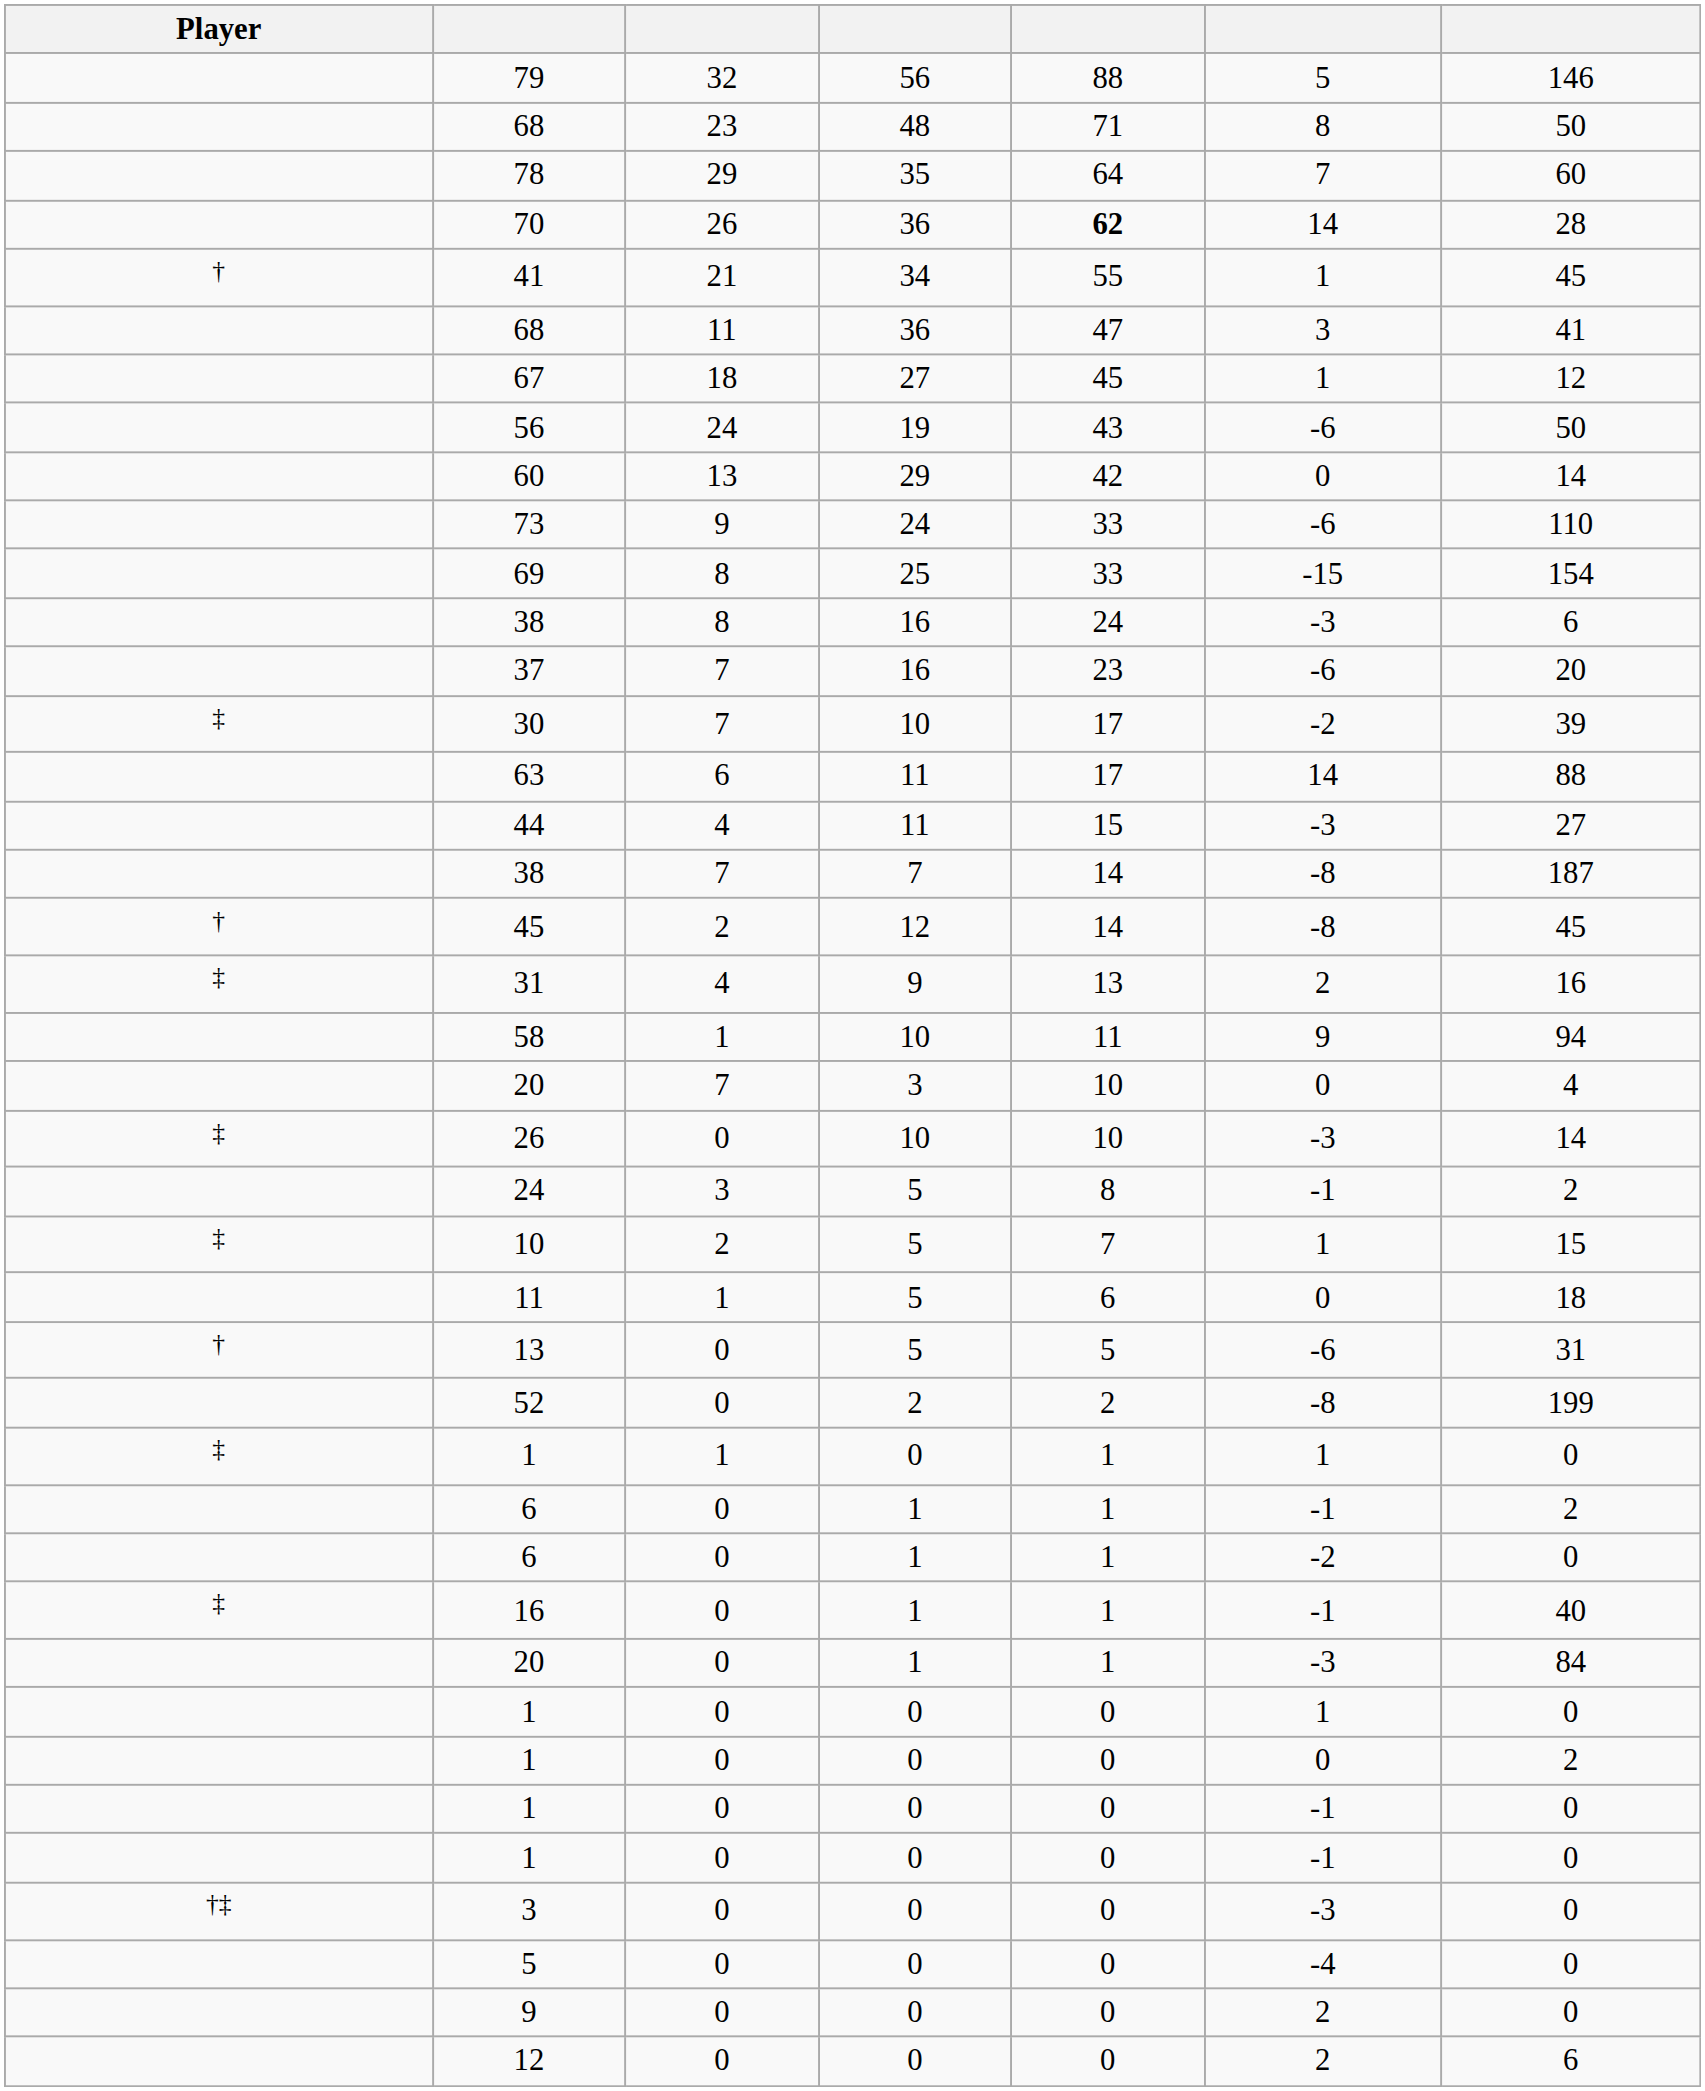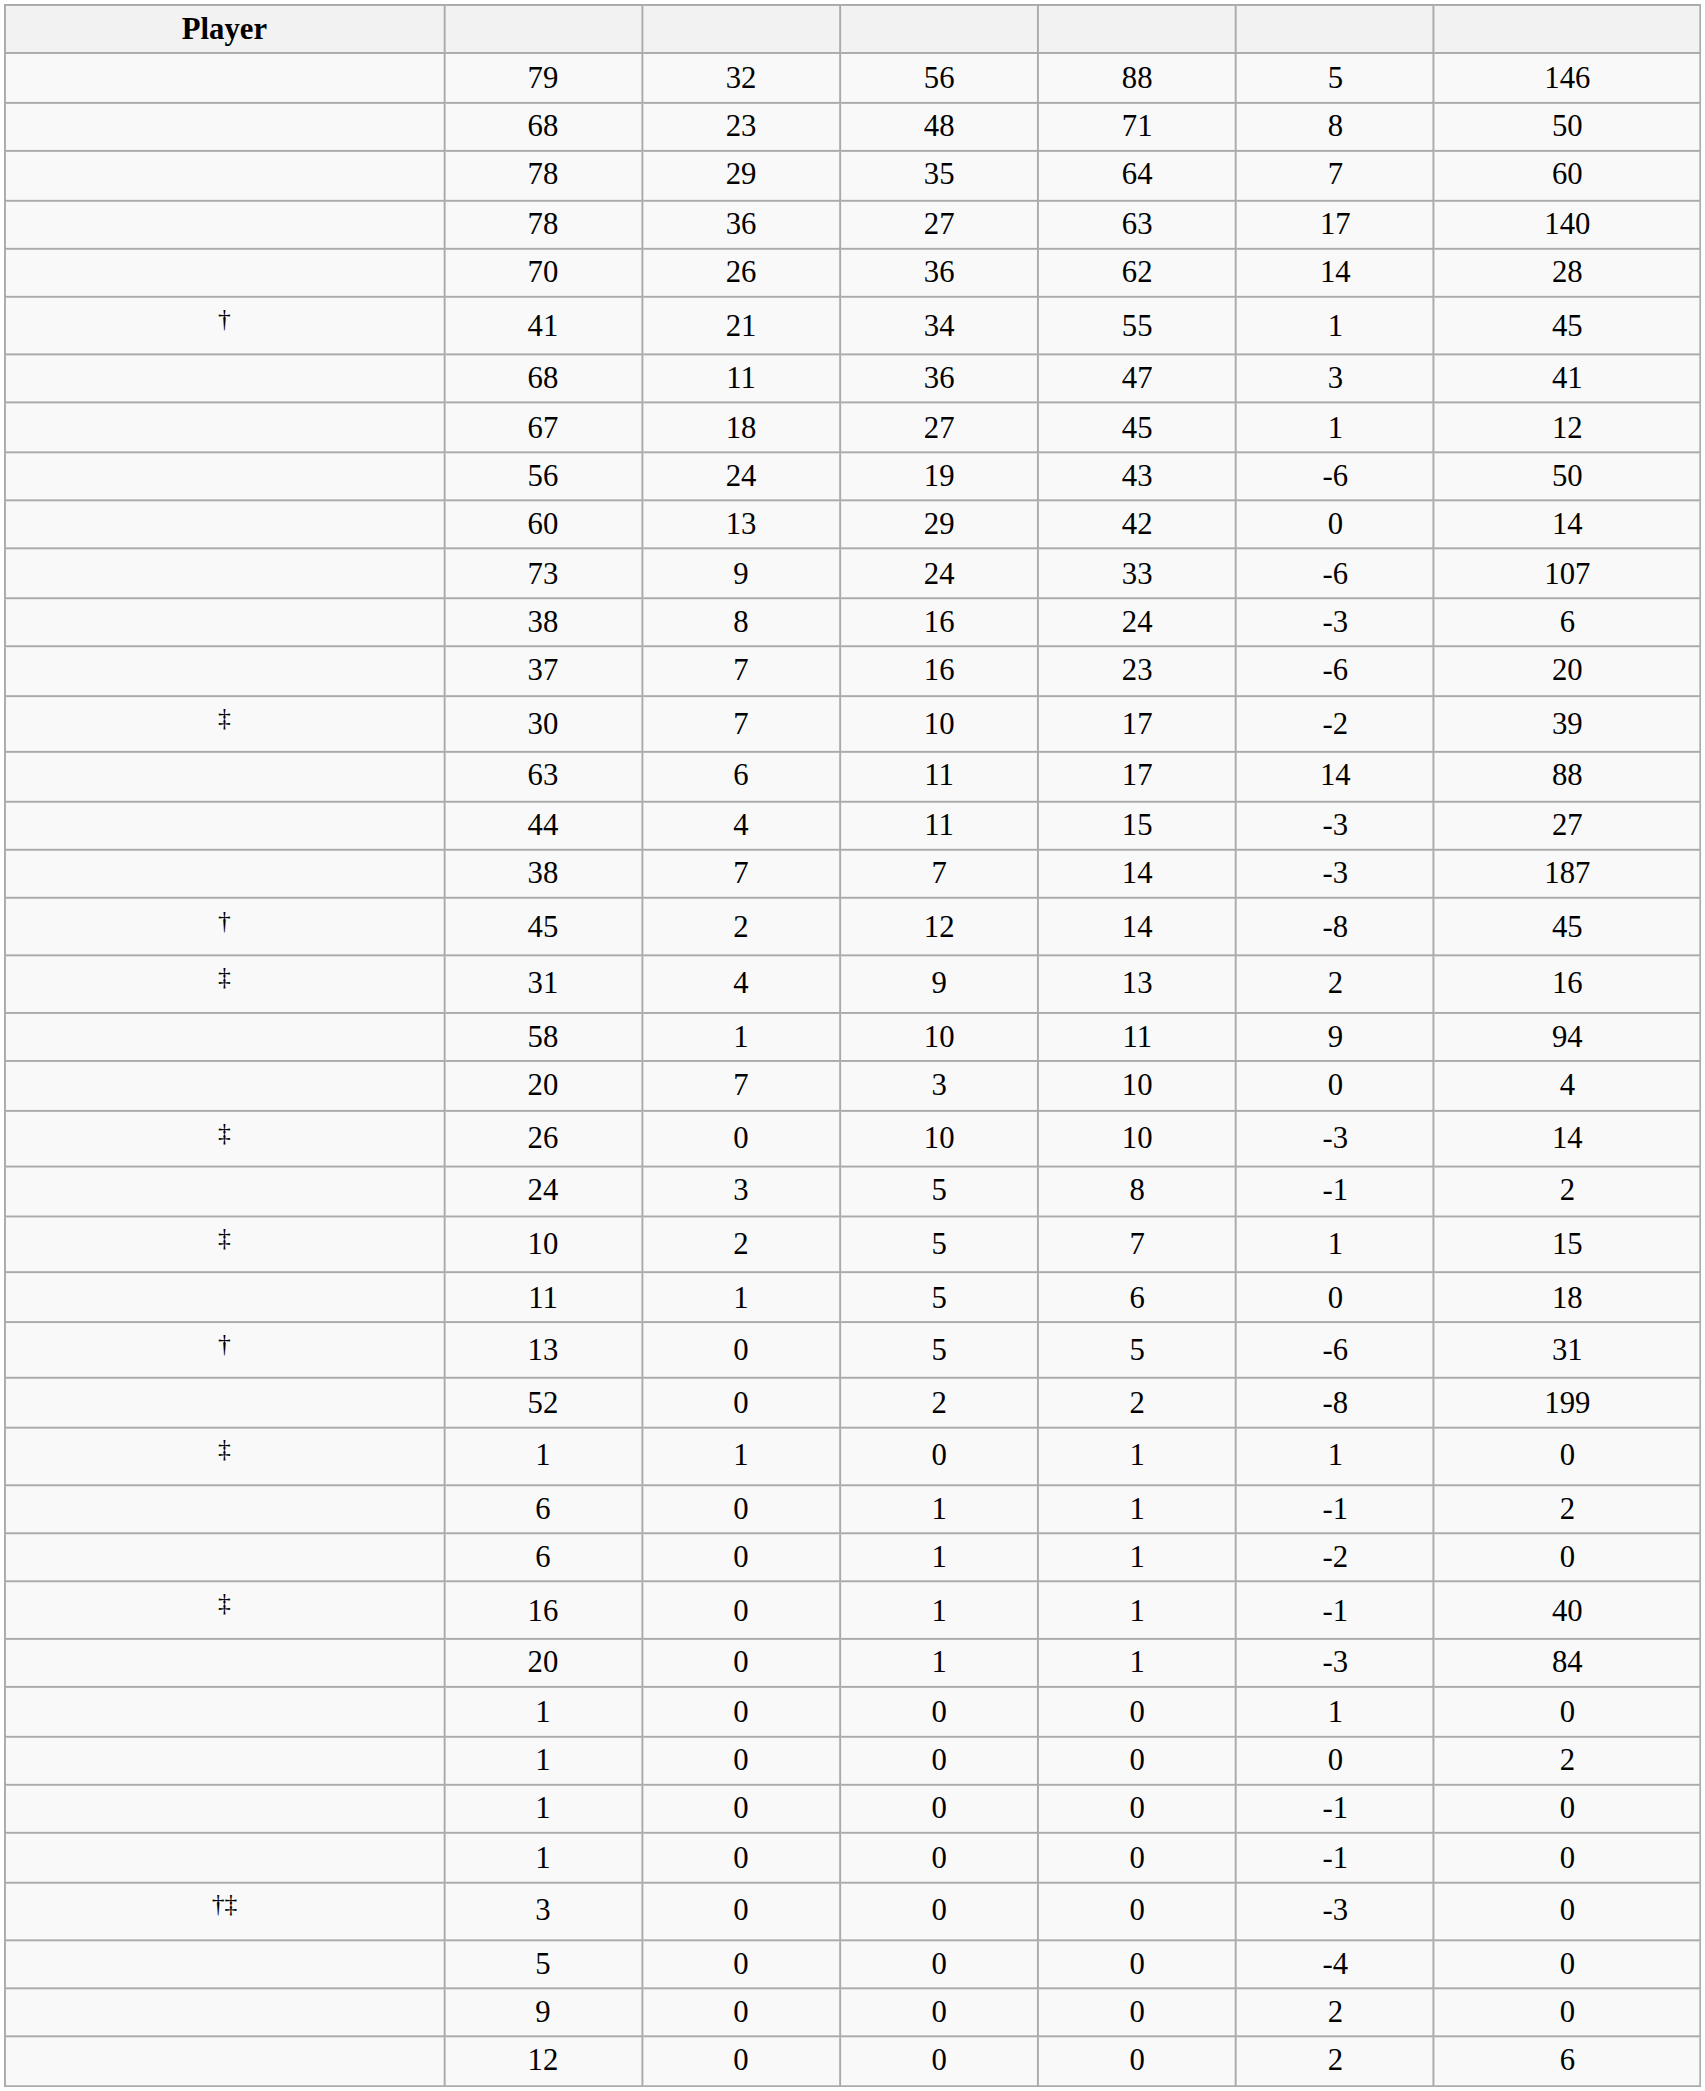+ row: (543, 223)
(1108, 223) bold -> (1137, 272) normal
(1571, 524) 110 -> (1567, 573) 107
- row: (529, 573)
(1323, 873) -8 -> (1335, 873) -3
